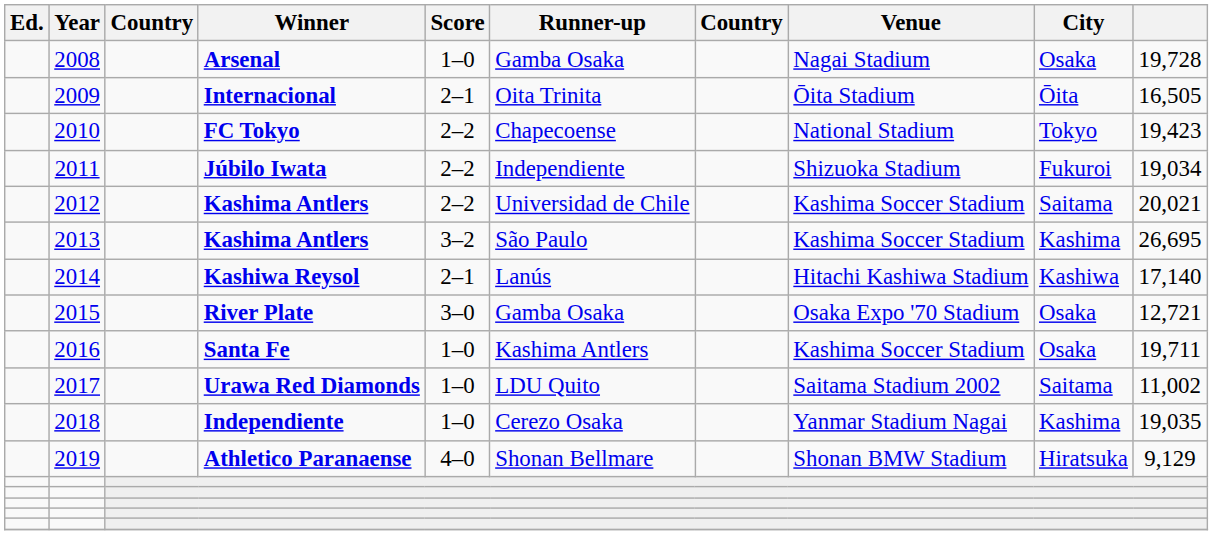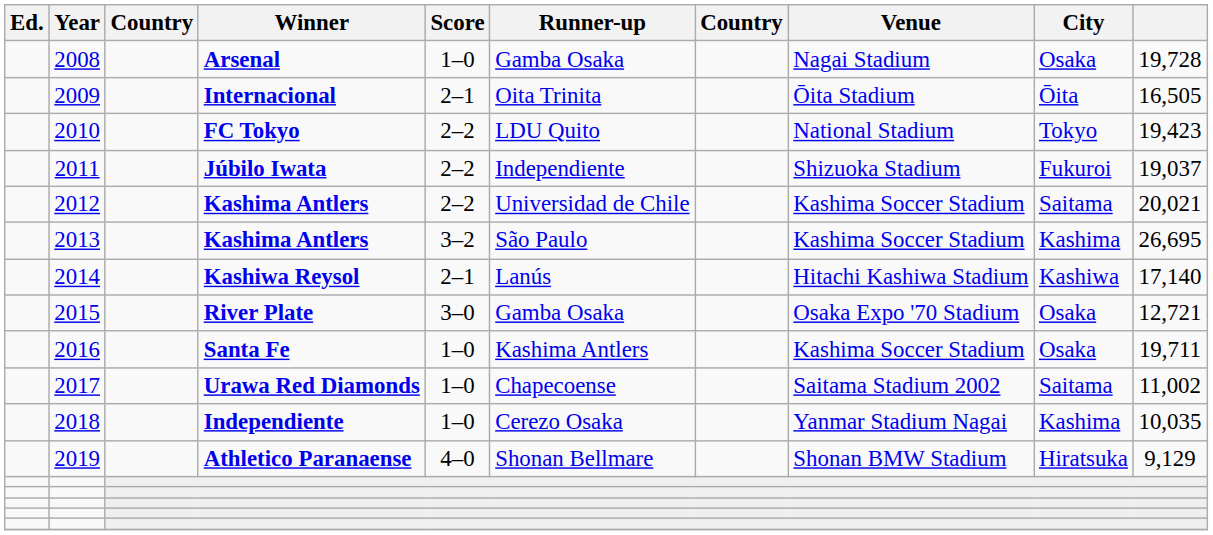(556, 131) Chapecoense -> (548, 131) LDU Quito
(1170, 167) 19,034 -> (1170, 167) 19,037
(548, 385) LDU Quito -> (556, 385) Chapecoense
(1170, 421) 19,035 -> (1170, 421) 10,035
